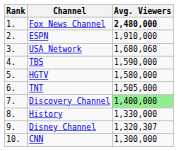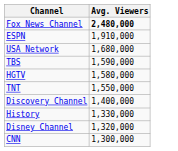- column: (16, 11)
(135, 50) 1,680,068 -> (113, 50) 1,680,000
(135, 88) 1,505,000 -> (113, 88) 1,550,000
(135, 101) lightgreen background -> (113, 101) no background
(135, 127) 1,320,307 -> (113, 127) 1,320,000
